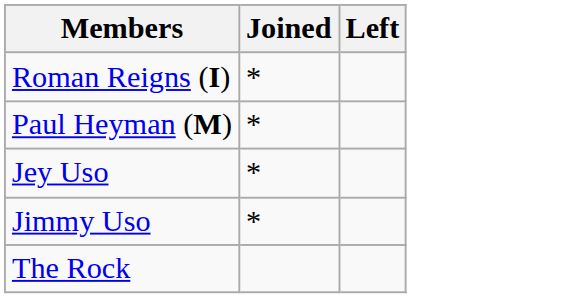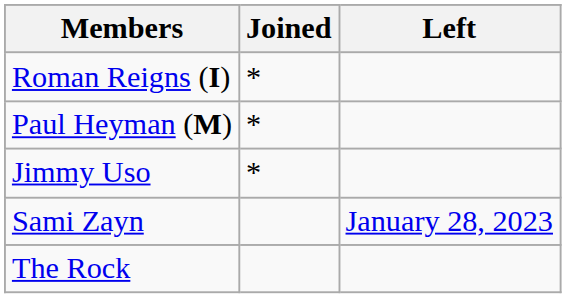- row: (60, 172)
+ row: (78, 220)
